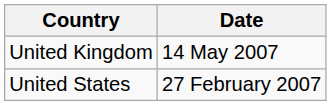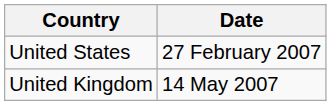rows swapped: (70, 84) <-> (81, 52)
